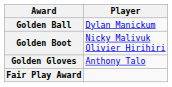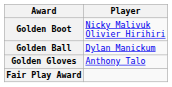rows swapped: (44, 25) <-> (44, 43)
